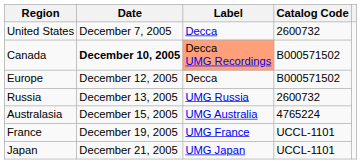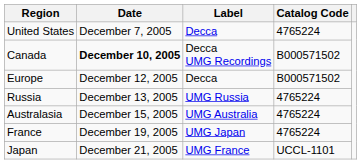(298, 31) 2600732 -> (298, 31) 4765224
(228, 55) lightsalmon background -> (228, 55) no background
(298, 97) 2600732 -> (298, 97) 4765224
(217, 132) UMG France -> (215, 132) UMG Japan
(306, 132) UCCL-1101 -> (298, 132) 4765224
(215, 150) UMG Japan -> (217, 150) UMG France
